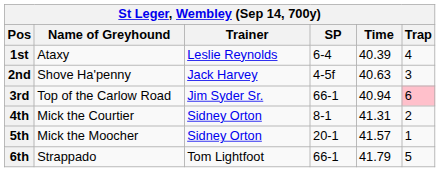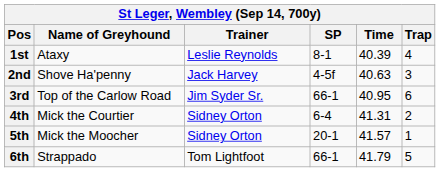(322, 55) 6-4 -> (322, 55) 8-1
(375, 95) 40.94 -> (375, 95) 40.95
(408, 95) pink background -> (408, 95) no background
(322, 116) 8-1 -> (322, 116) 6-4
